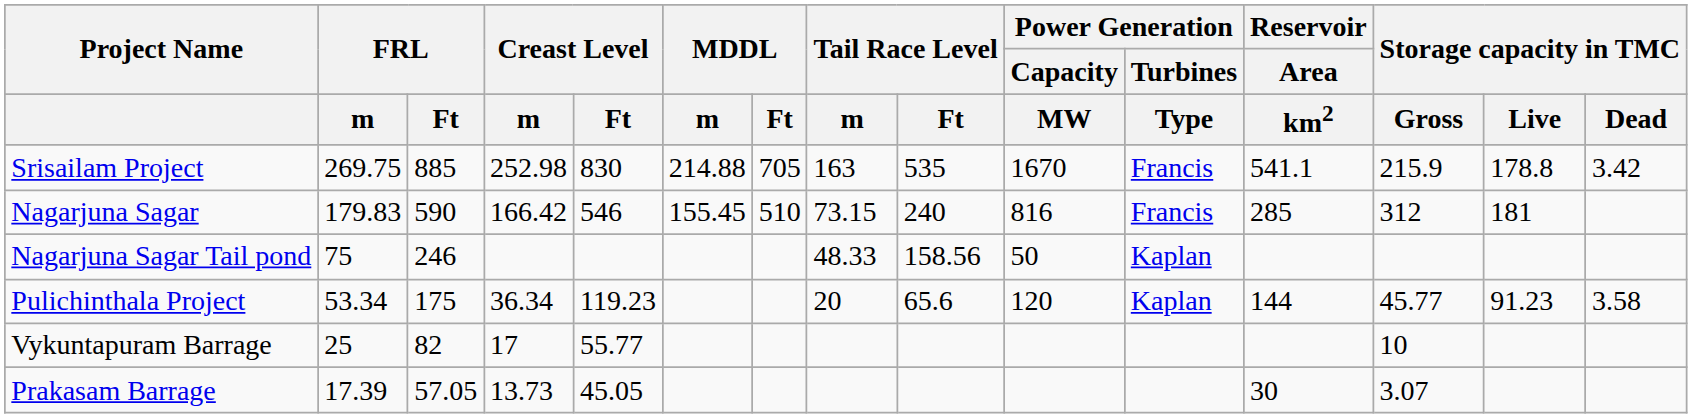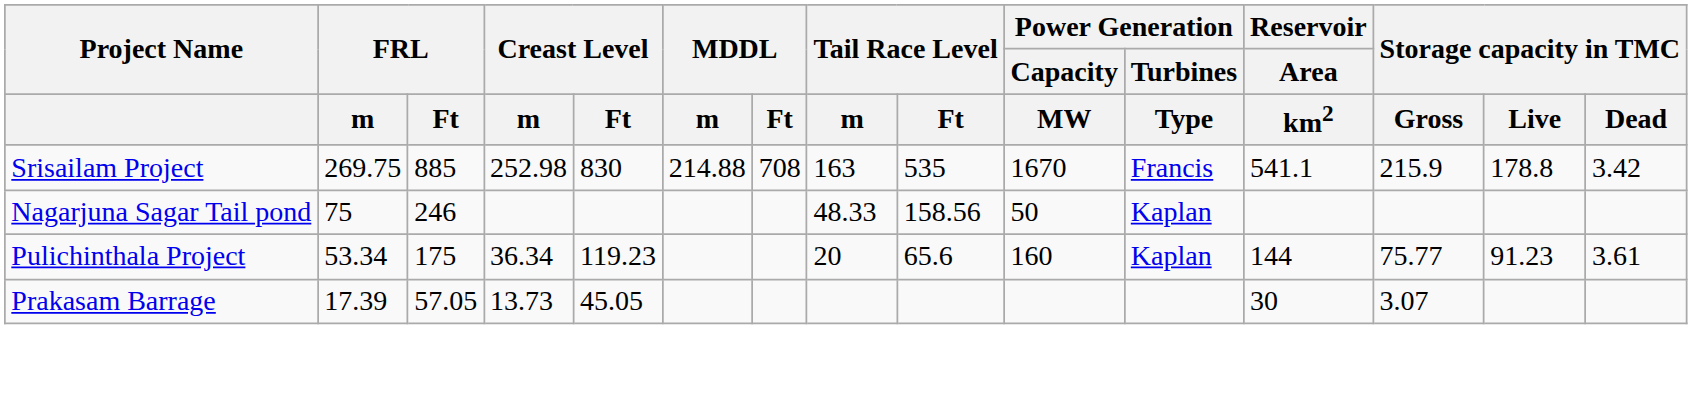(780, 167) 705 -> (780, 167) 708
- row: (105, 211)
(1032, 300) 120 -> (1032, 256) 160
(1411, 300) 45.77 -> (1411, 256) 75.77
(1617, 300) 3.58 -> (1617, 256) 3.61
- row: (142, 345)
